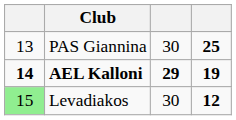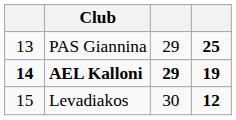(171, 45) 30 -> (171, 45) 29
(25, 100) lightgreen background -> (25, 100) no background
